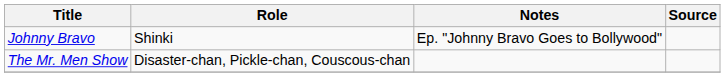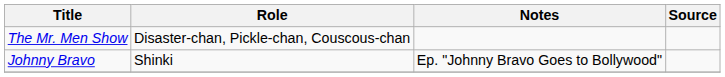rows swapped: (51, 38) <-> (68, 60)
